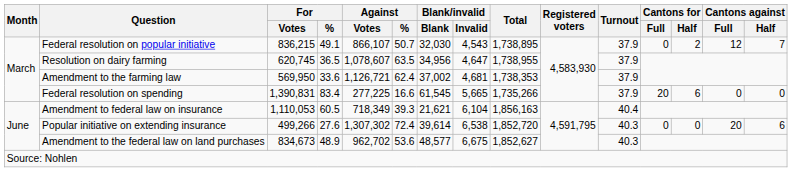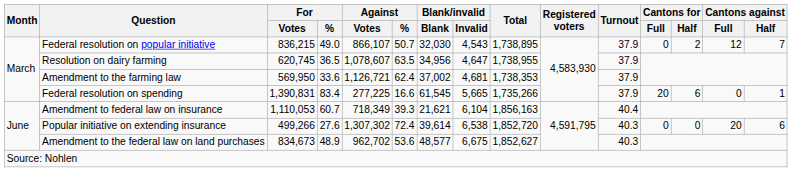(330, 45) 49.1 -> (330, 45) 49.0
(782, 93) 0 -> (782, 93) 1
(330, 110) 60.5 -> (330, 110) 60.7
